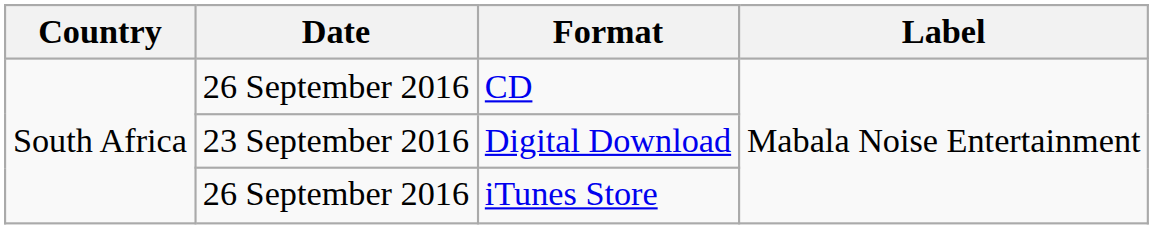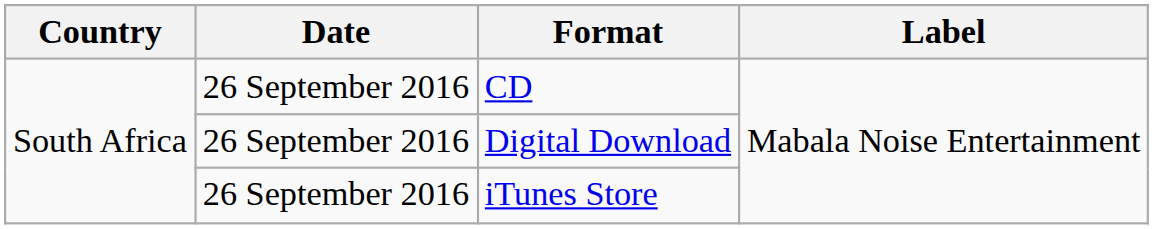(336, 140) 23 September 2016 -> (336, 140) 26 September 2016
